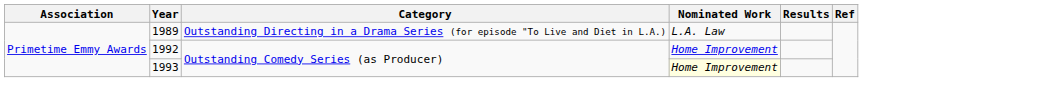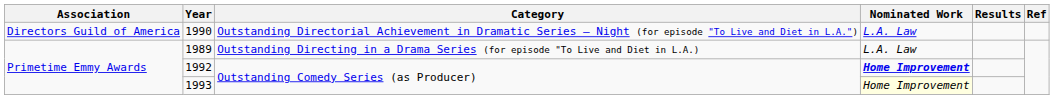+ row: (199, 31)
(725, 49) normal -> (916, 67) bold
